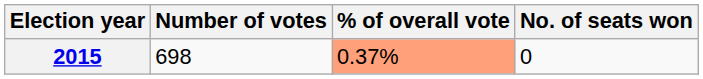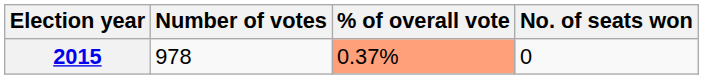(173, 56) 698 -> (173, 56) 978
